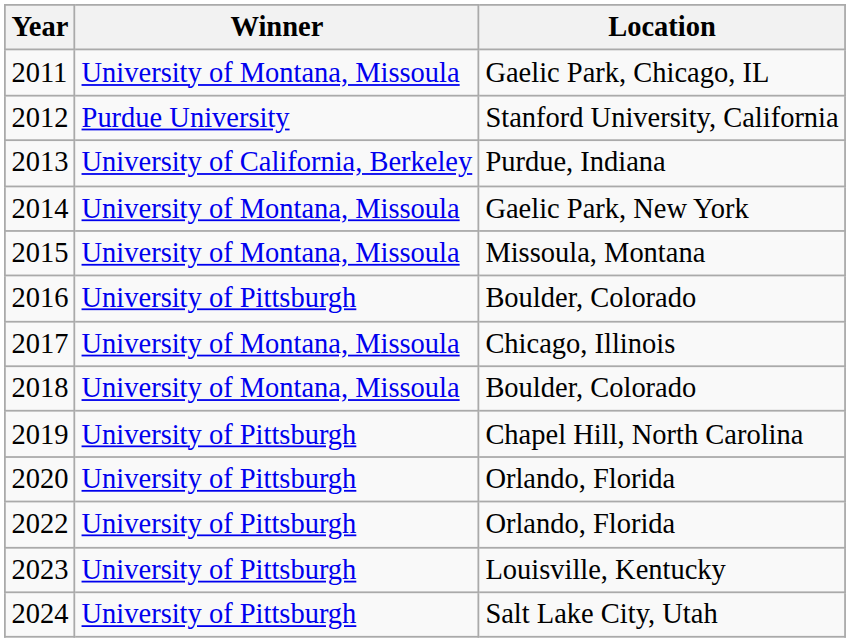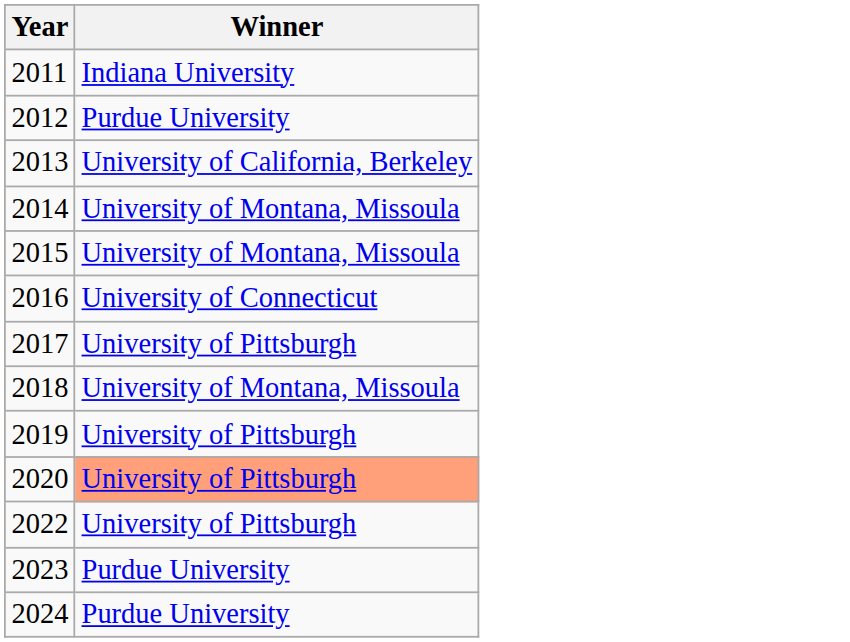- column: (662, 27)
(271, 72) University of Montana, Missoula -> (188, 72) Indiana University
(219, 298) University of Pittsburgh -> (229, 298) University of Connecticut
(271, 343) University of Montana, Missoula -> (219, 343) University of Pittsburgh
(219, 478) no background -> (219, 478) lightsalmon background
(219, 569) University of Pittsburgh -> (186, 569) Purdue University
(219, 614) University of Pittsburgh -> (186, 614) Purdue University
